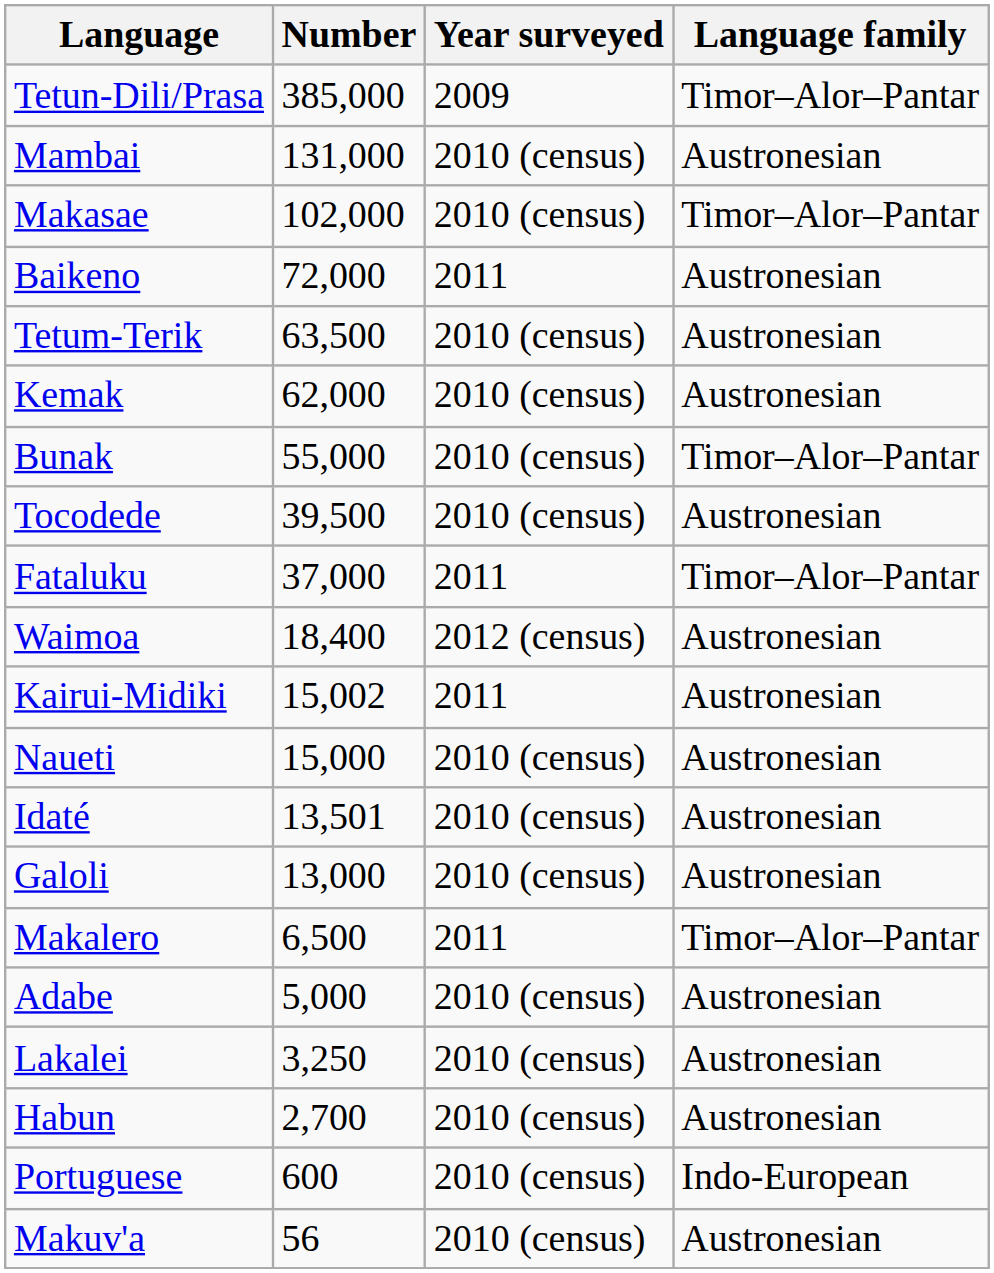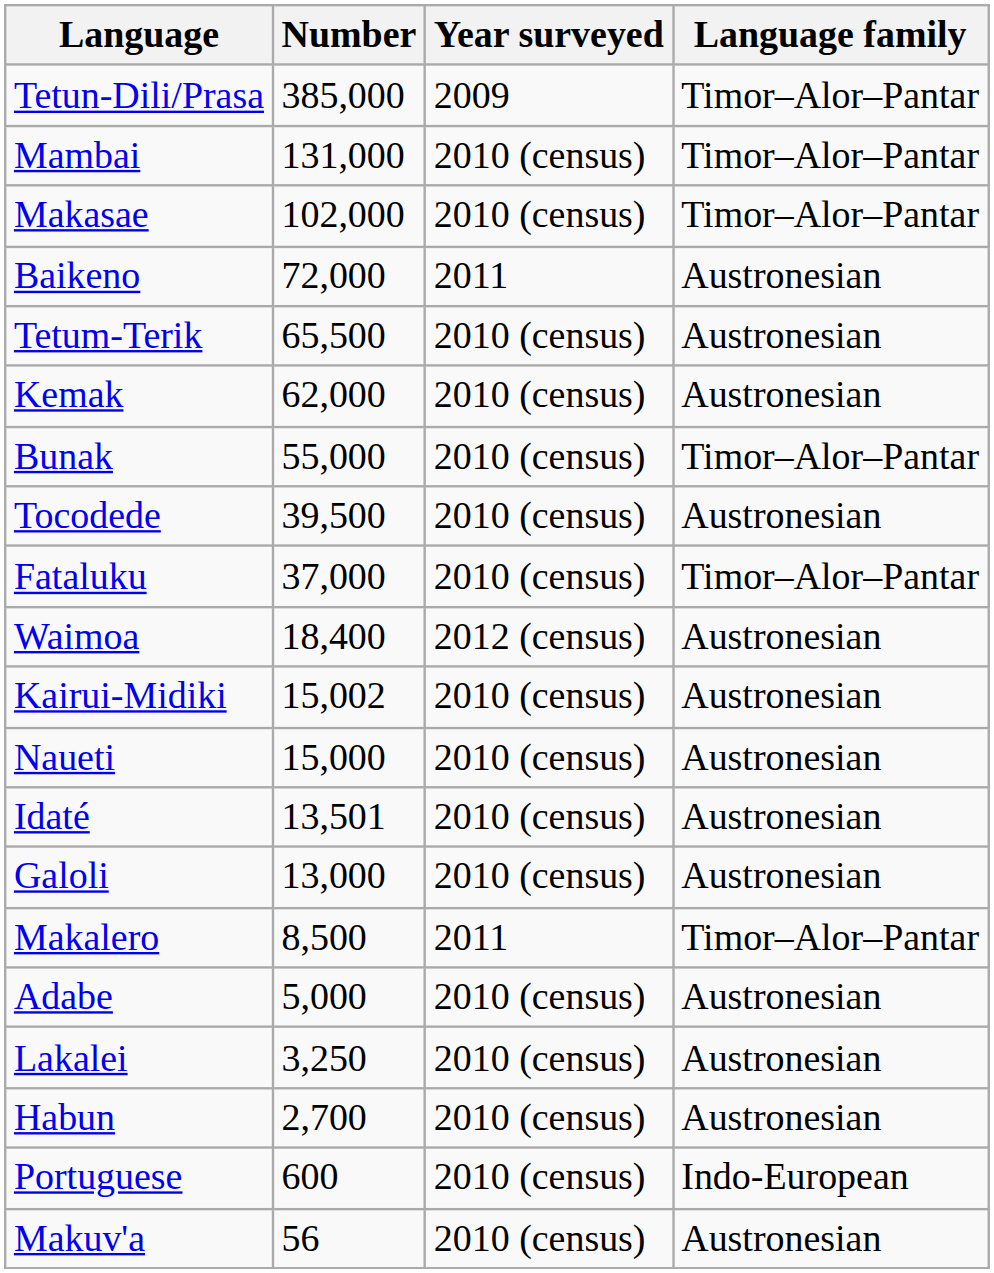(781, 154) Austronesian -> (830, 154) Timor–Alor–Pantar
(334, 335) 63,500 -> (334, 335) 65,500
(471, 575) 2011 -> (540, 575) 2010 (census)
(471, 696) 2011 -> (540, 696) 2010 (census)
(324, 936) 6,500 -> (324, 936) 8,500
